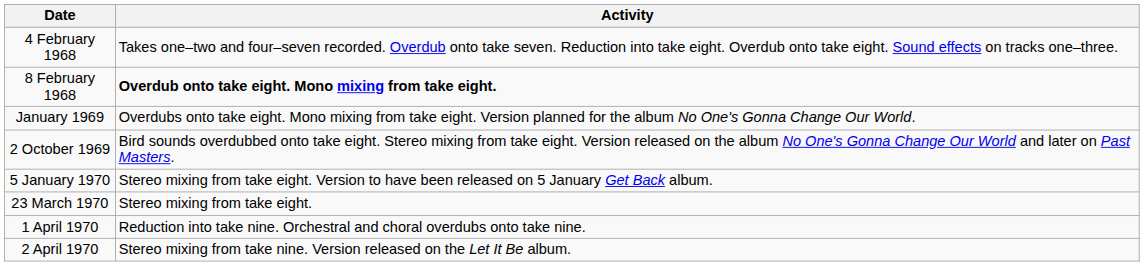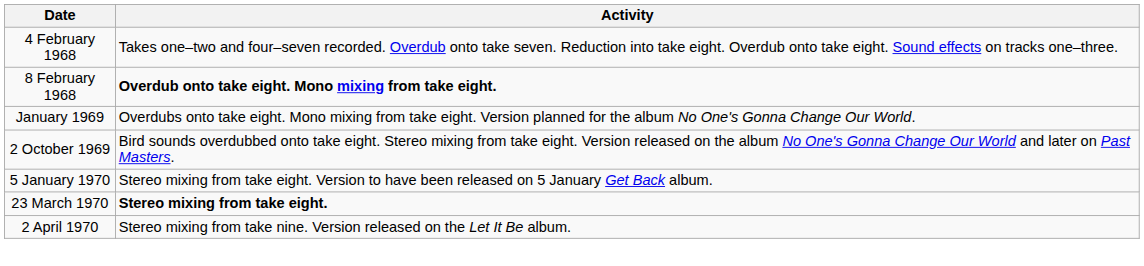(215, 203) normal -> (223, 203) bold
- row: (60, 226)
